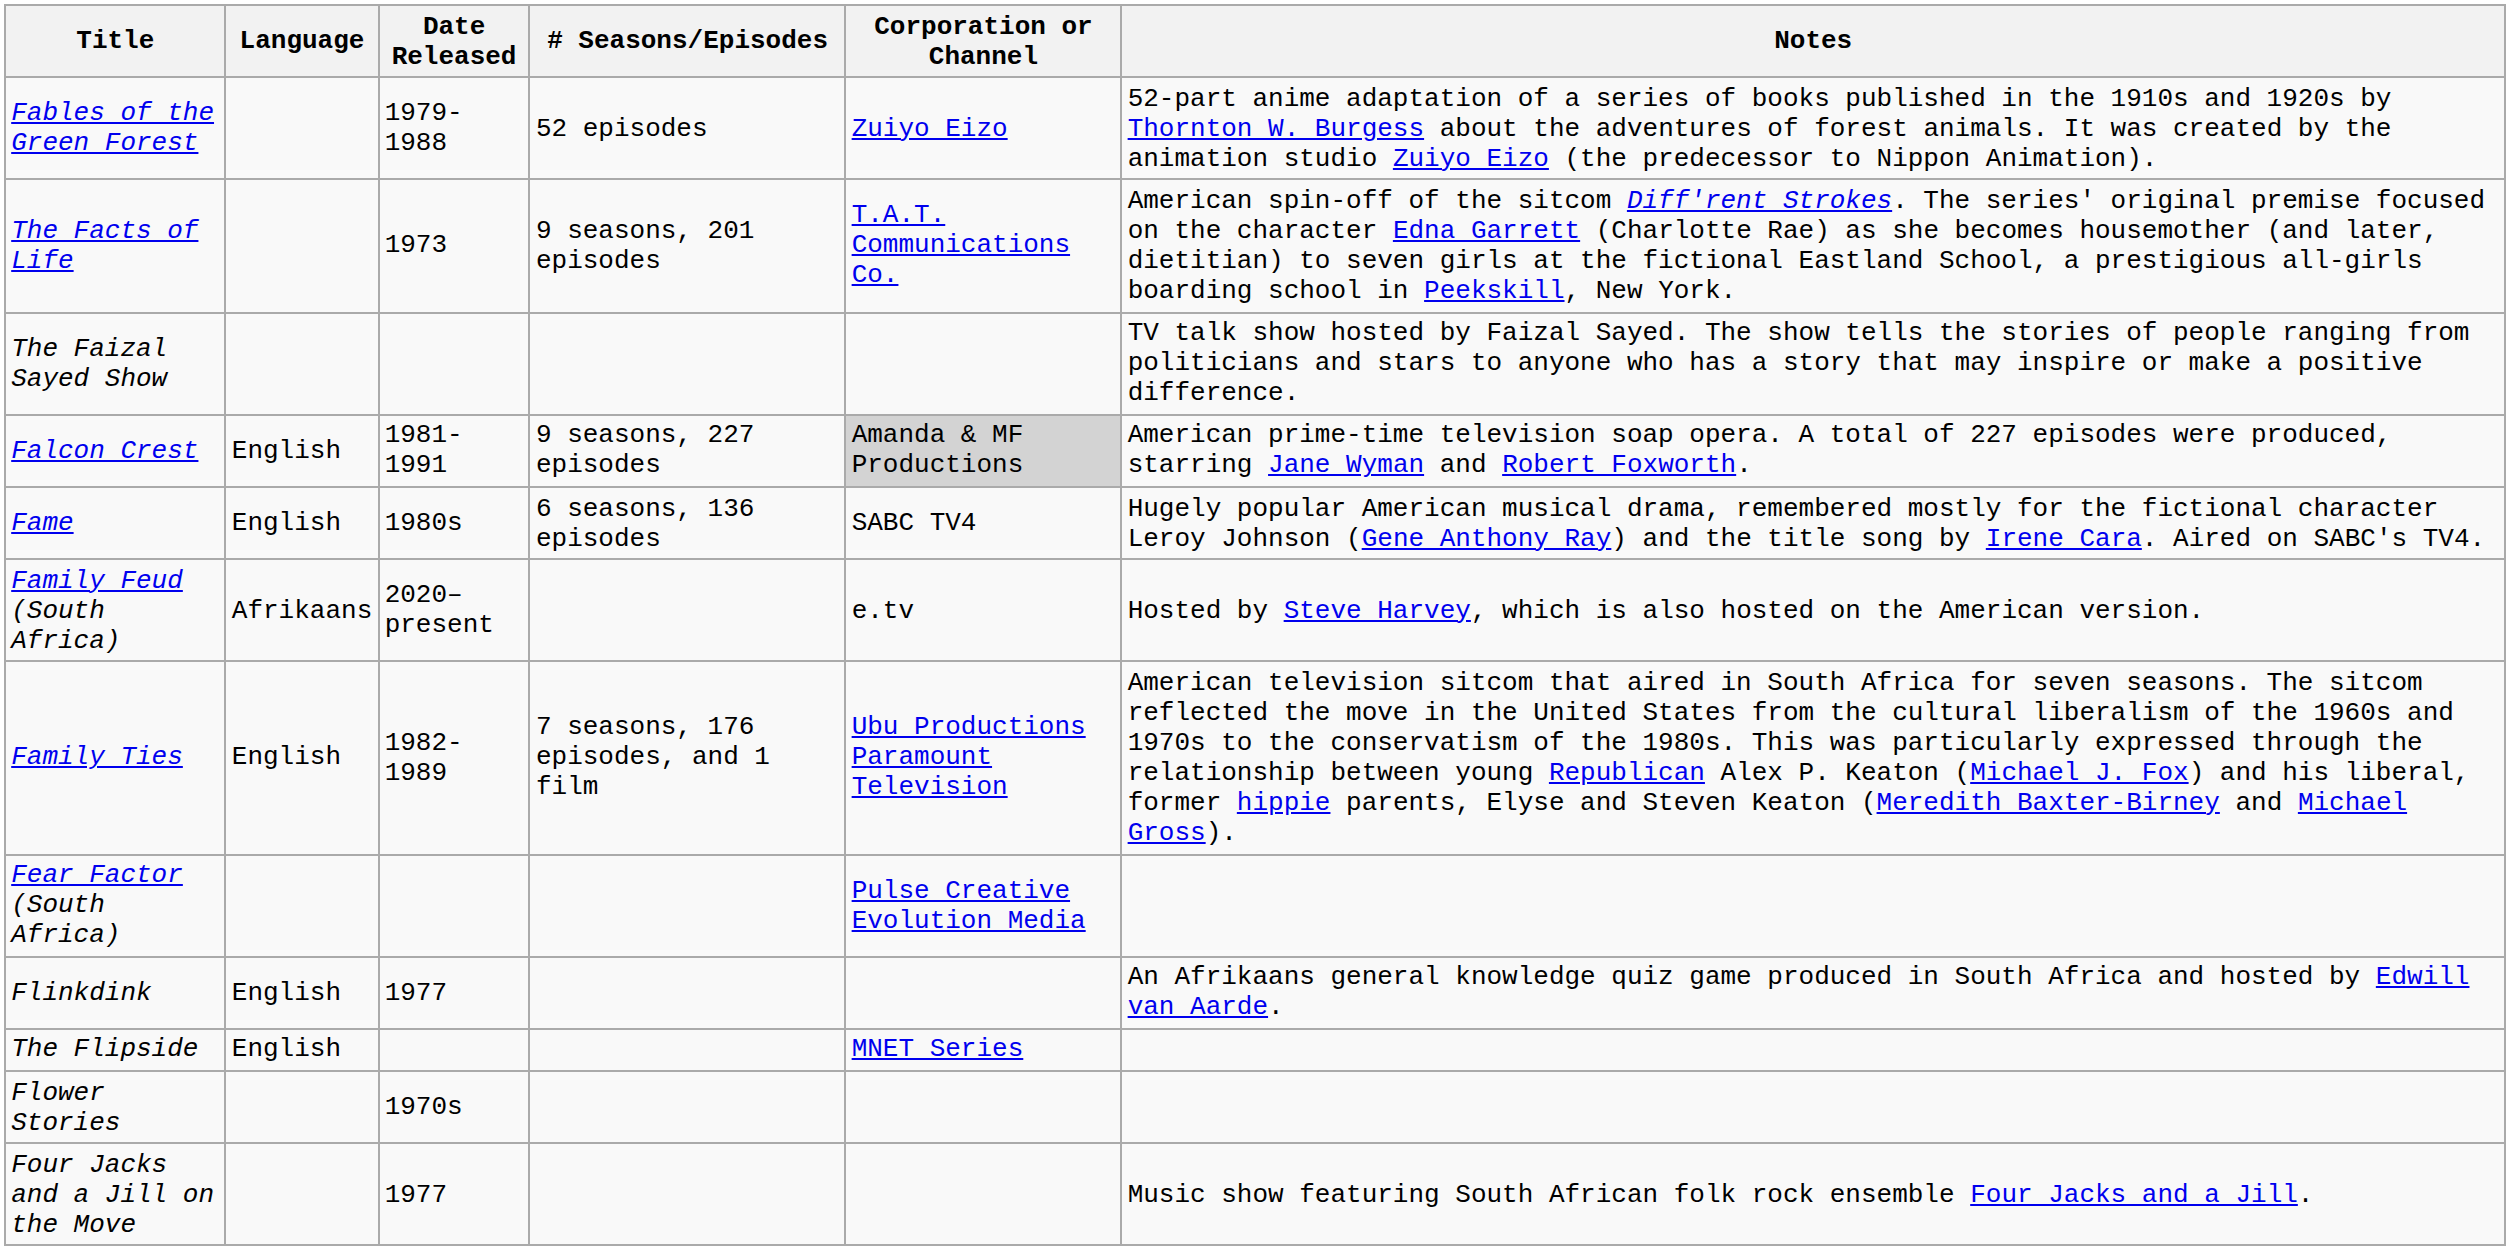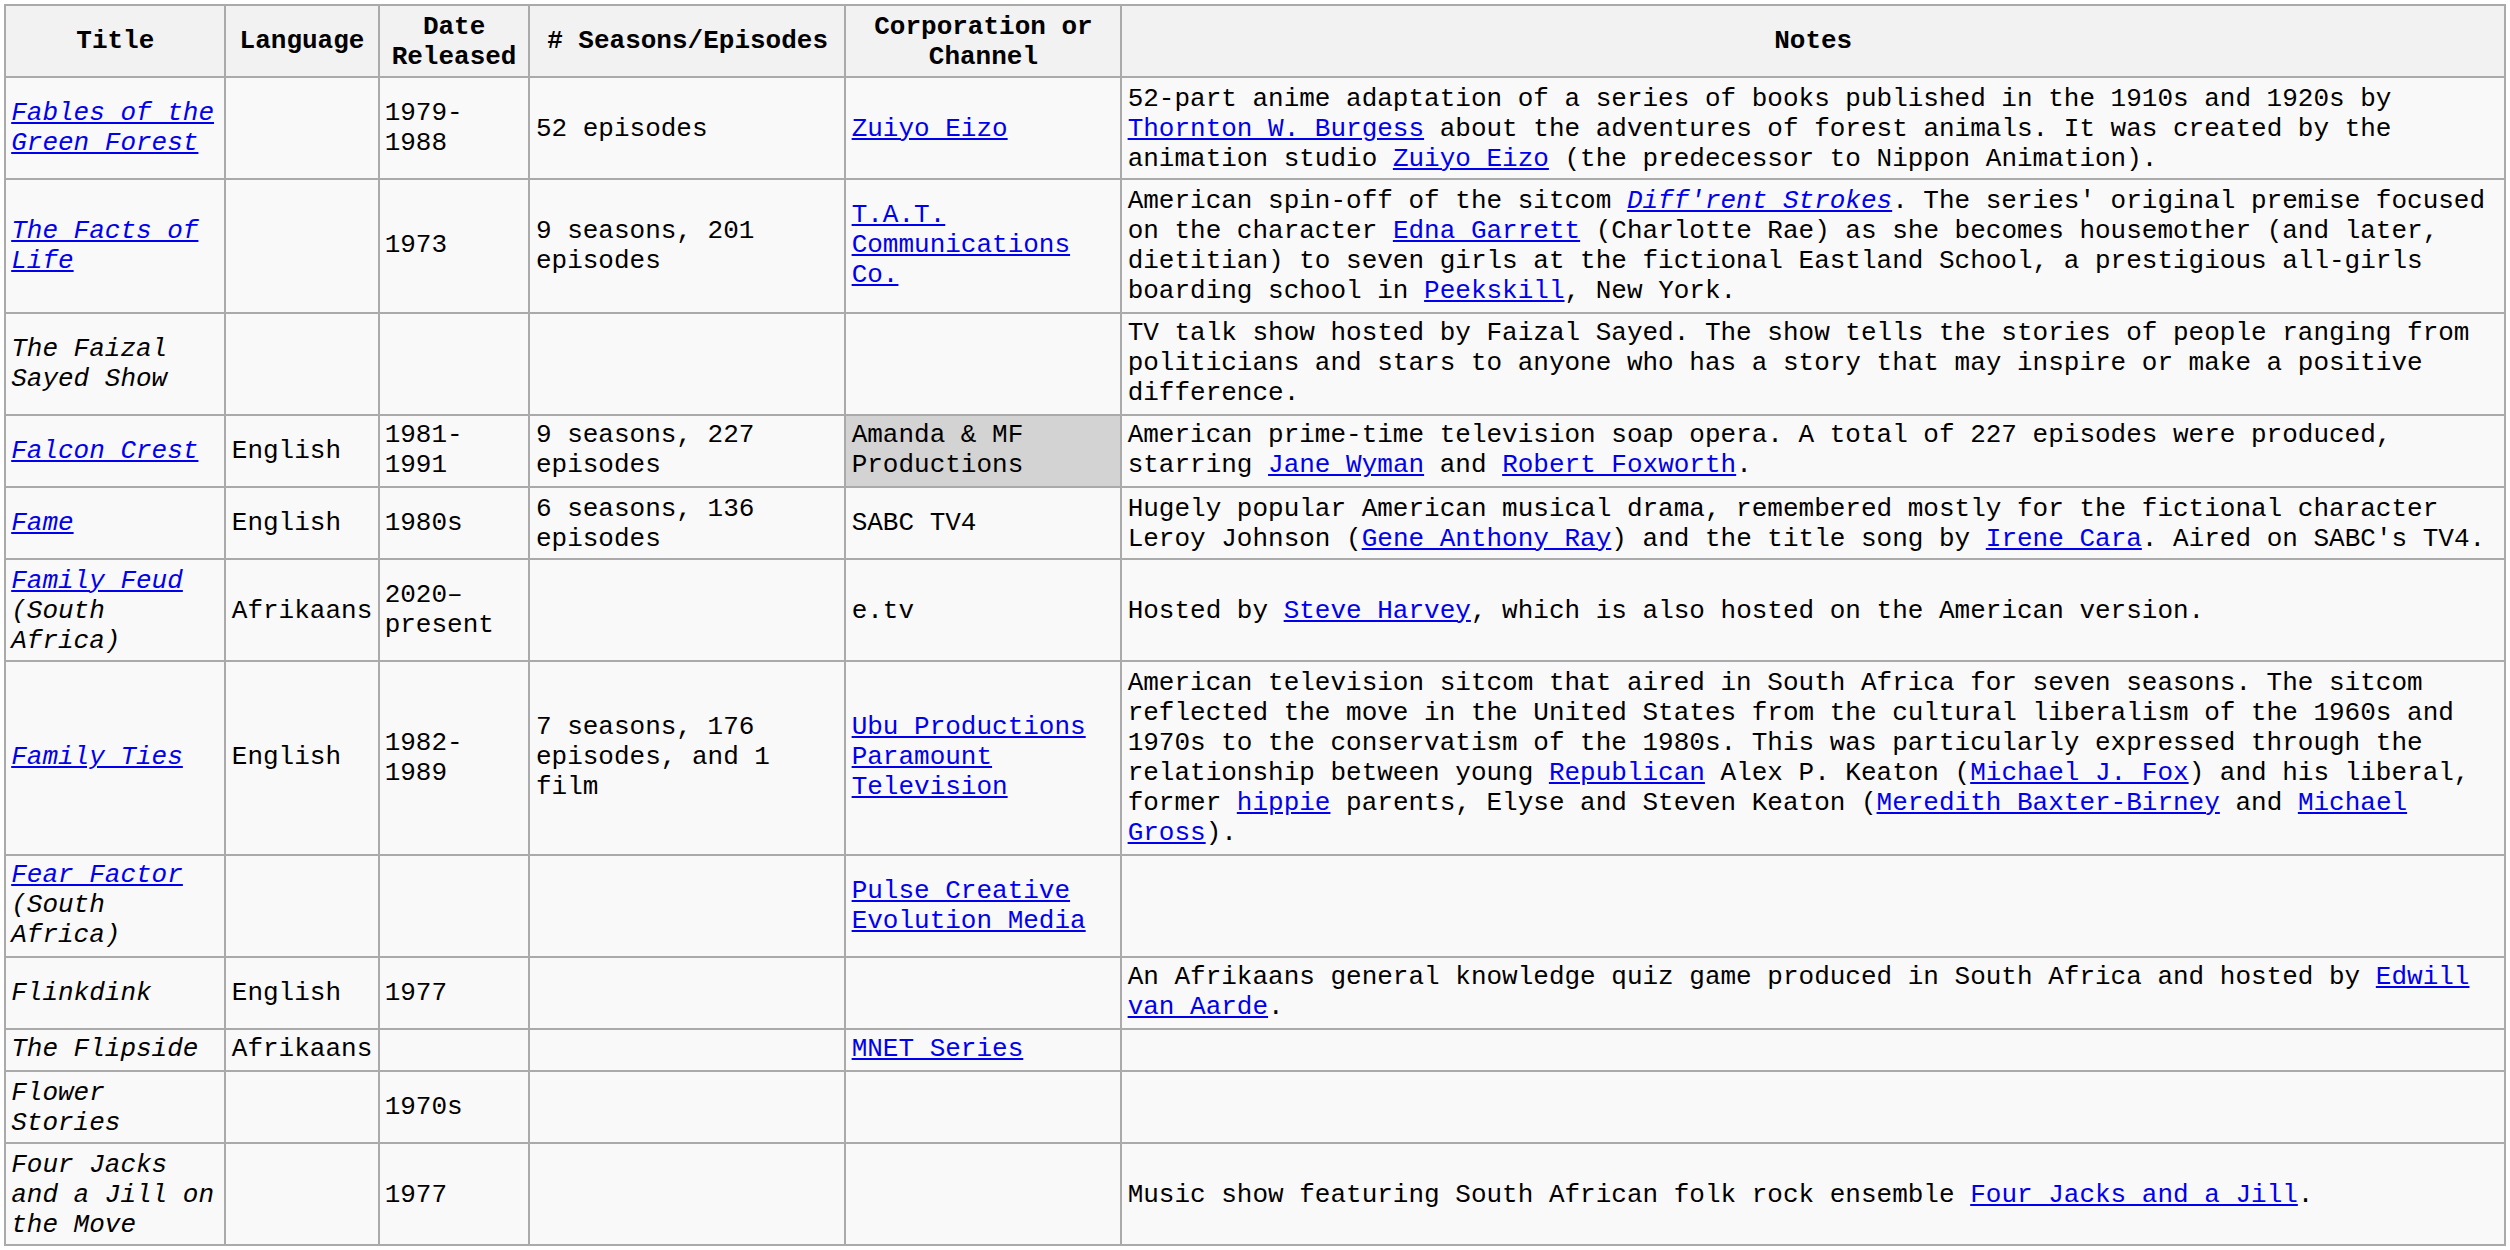(286, 1050) English -> (302, 1050) Afrikaans
